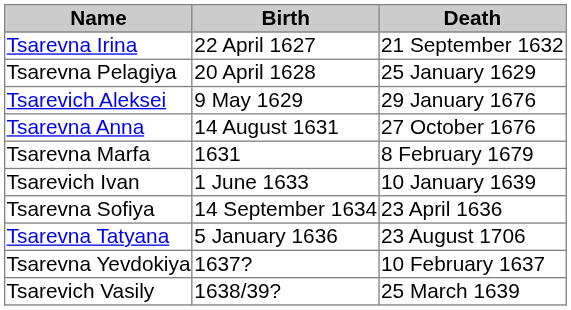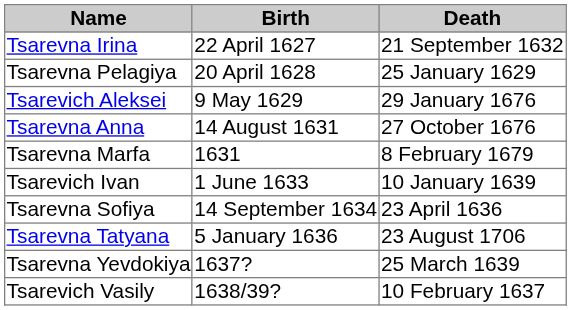(463, 263) 10 February 1637 -> (450, 263) 25 March 1639
(450, 291) 25 March 1639 -> (463, 291) 10 February 1637
